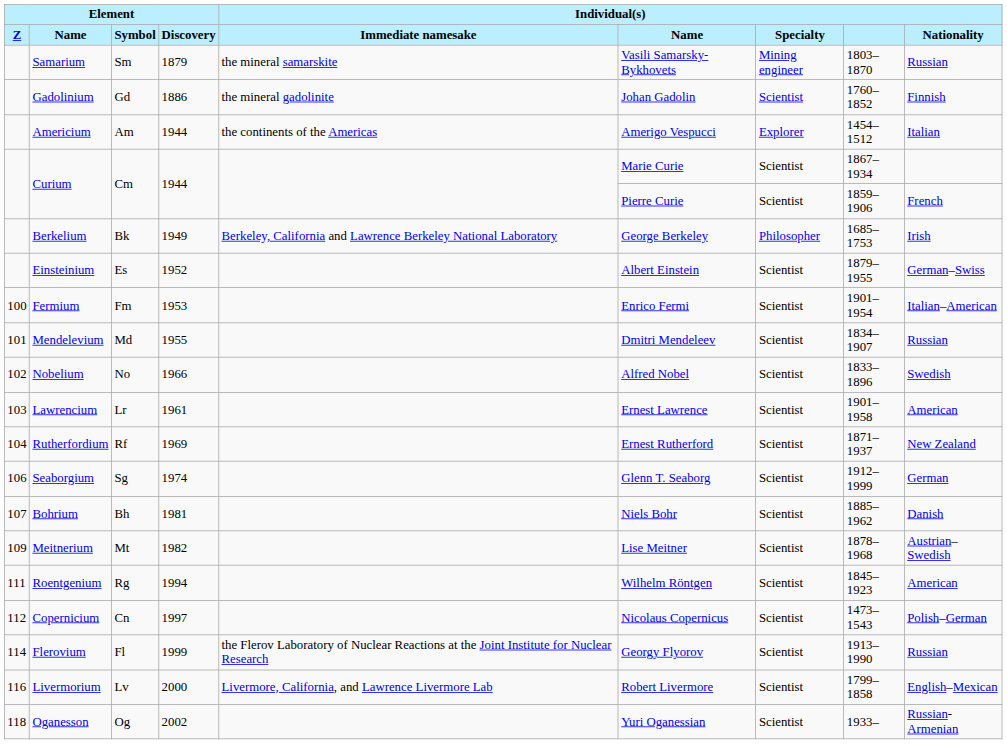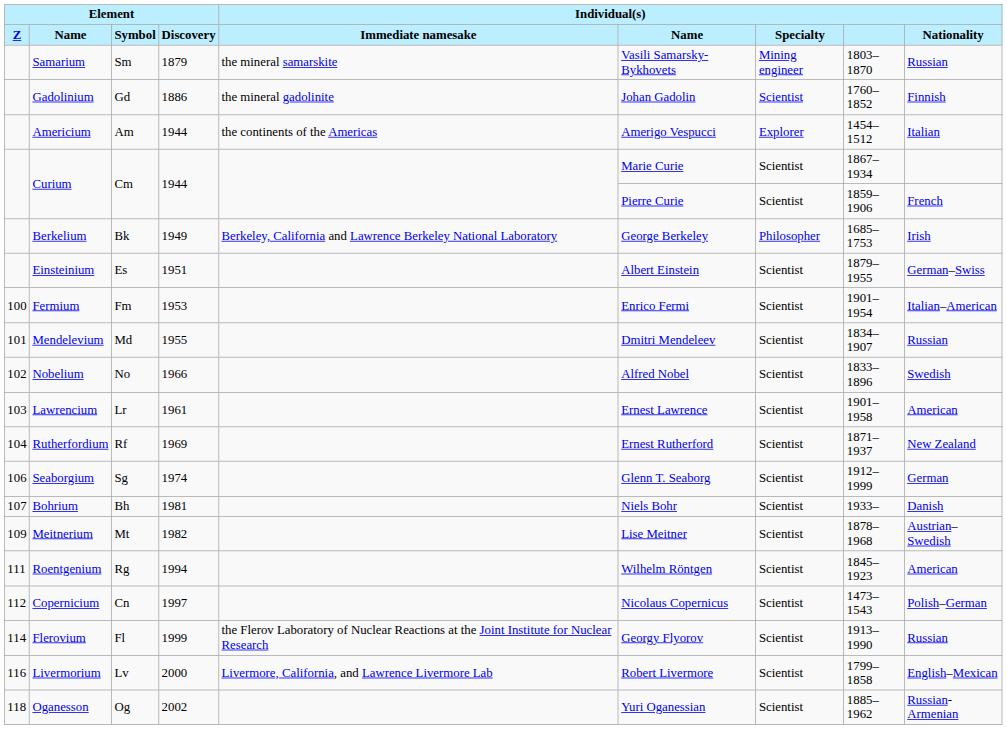(174, 270) 1952 -> (174, 270) 1951
(863, 513) 1885–1962 -> (863, 506) 1933–
(863, 721) 1933– -> (863, 707) 1885–1962
